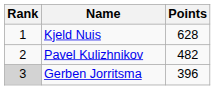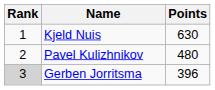(188, 34) 628 -> (188, 34) 630
(188, 54) 482 -> (188, 54) 480
